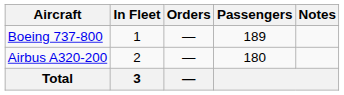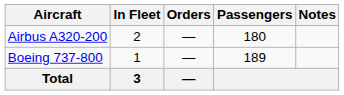rows swapped: (58, 57) <-> (55, 36)
